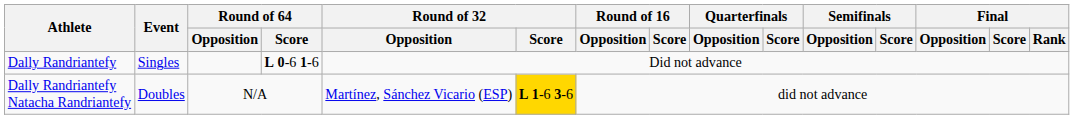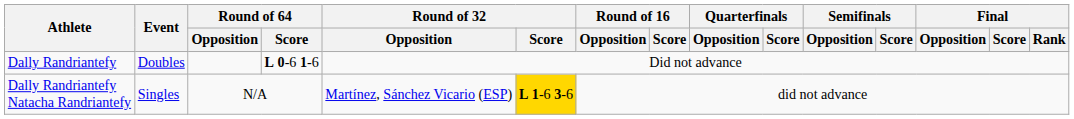(159, 63) Singles -> (161, 63) Doubles
(161, 94) Doubles -> (159, 94) Singles
